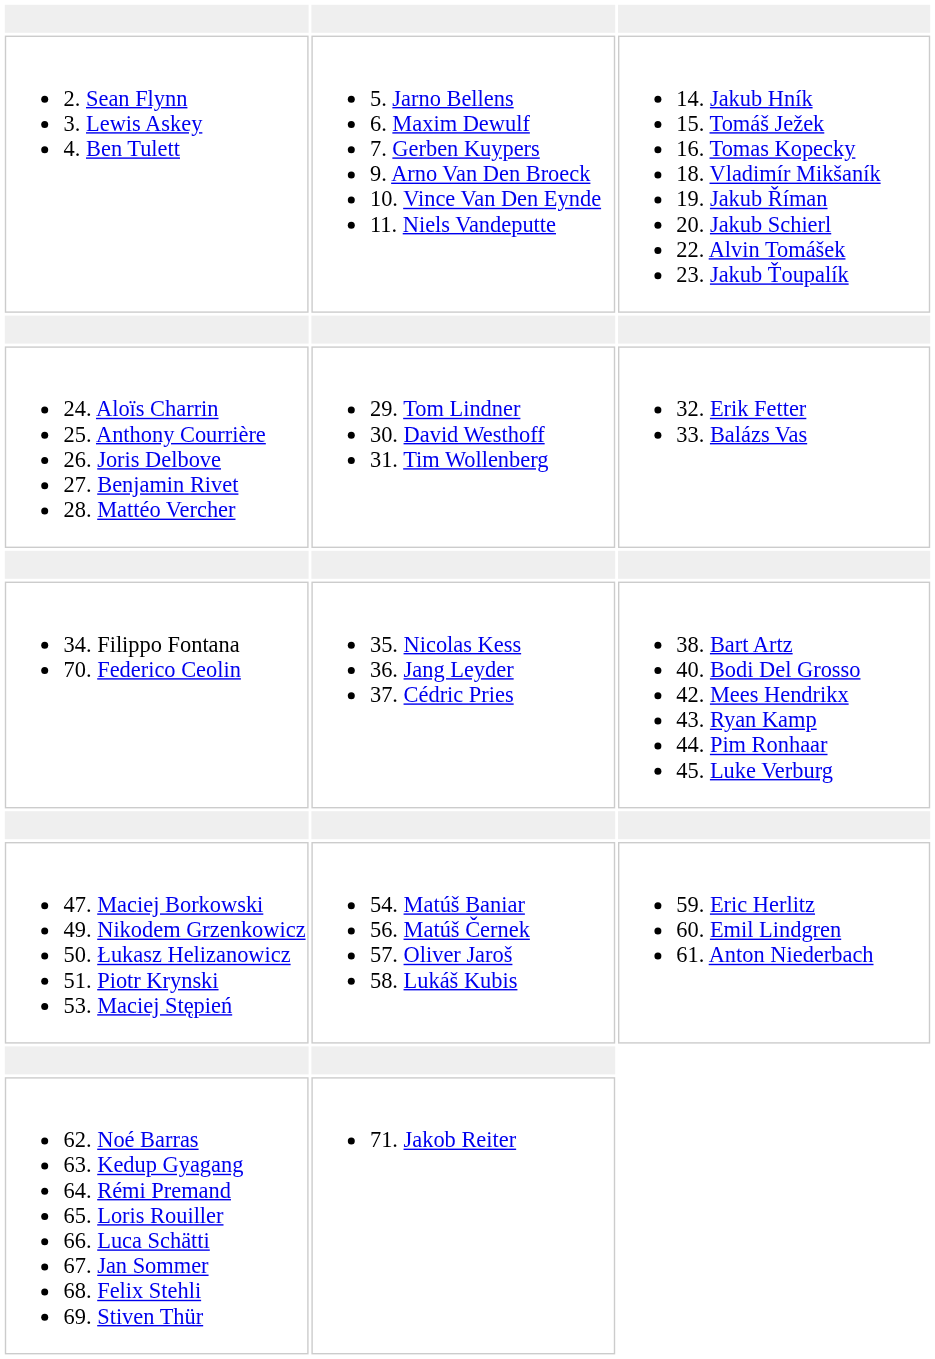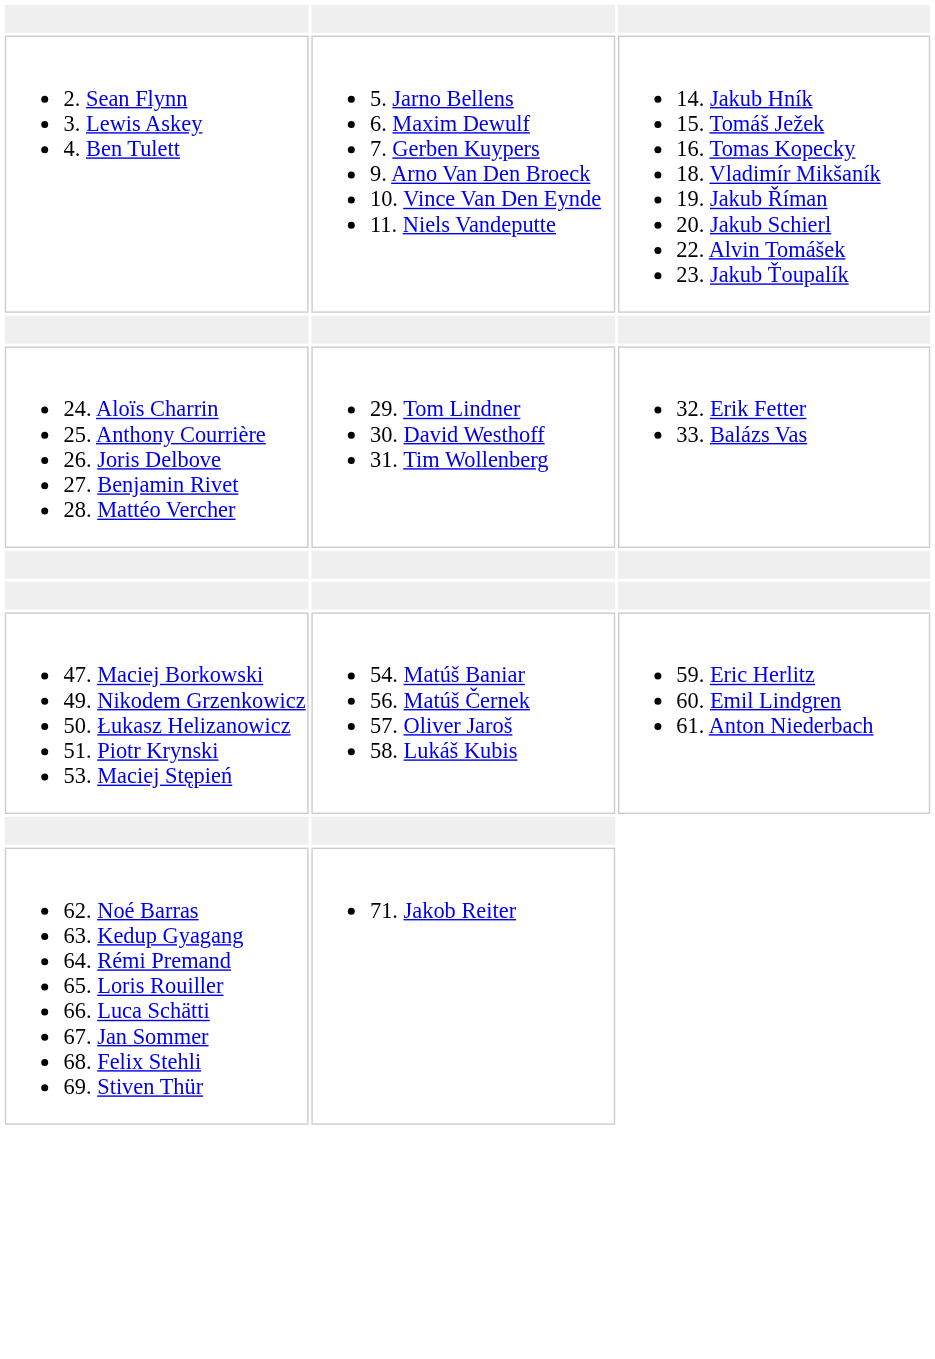- row: (157, 657)
